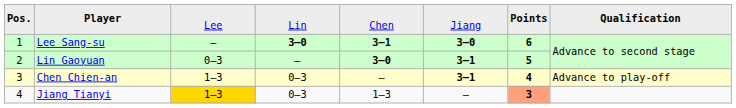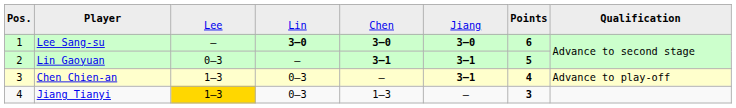(382, 42) 3–1 -> (382, 42) 3–0
(382, 60) 3–0 -> (382, 60) 3–1
(529, 94) lightsalmon background -> (529, 94) no background
